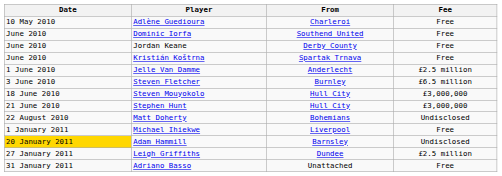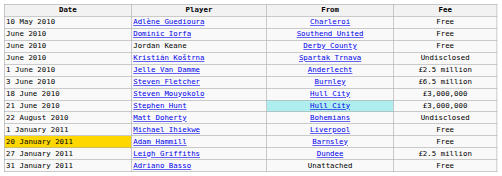(445, 58) Free -> (445, 58) Undisclosed
(330, 106) no background -> (330, 106) paleturquoise background
(445, 142) Undisclosed -> (445, 142) Free
